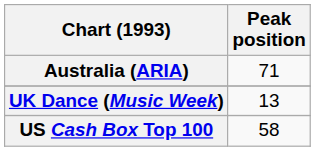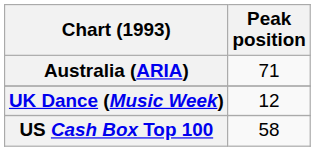(269, 100) 13 -> (269, 100) 12
